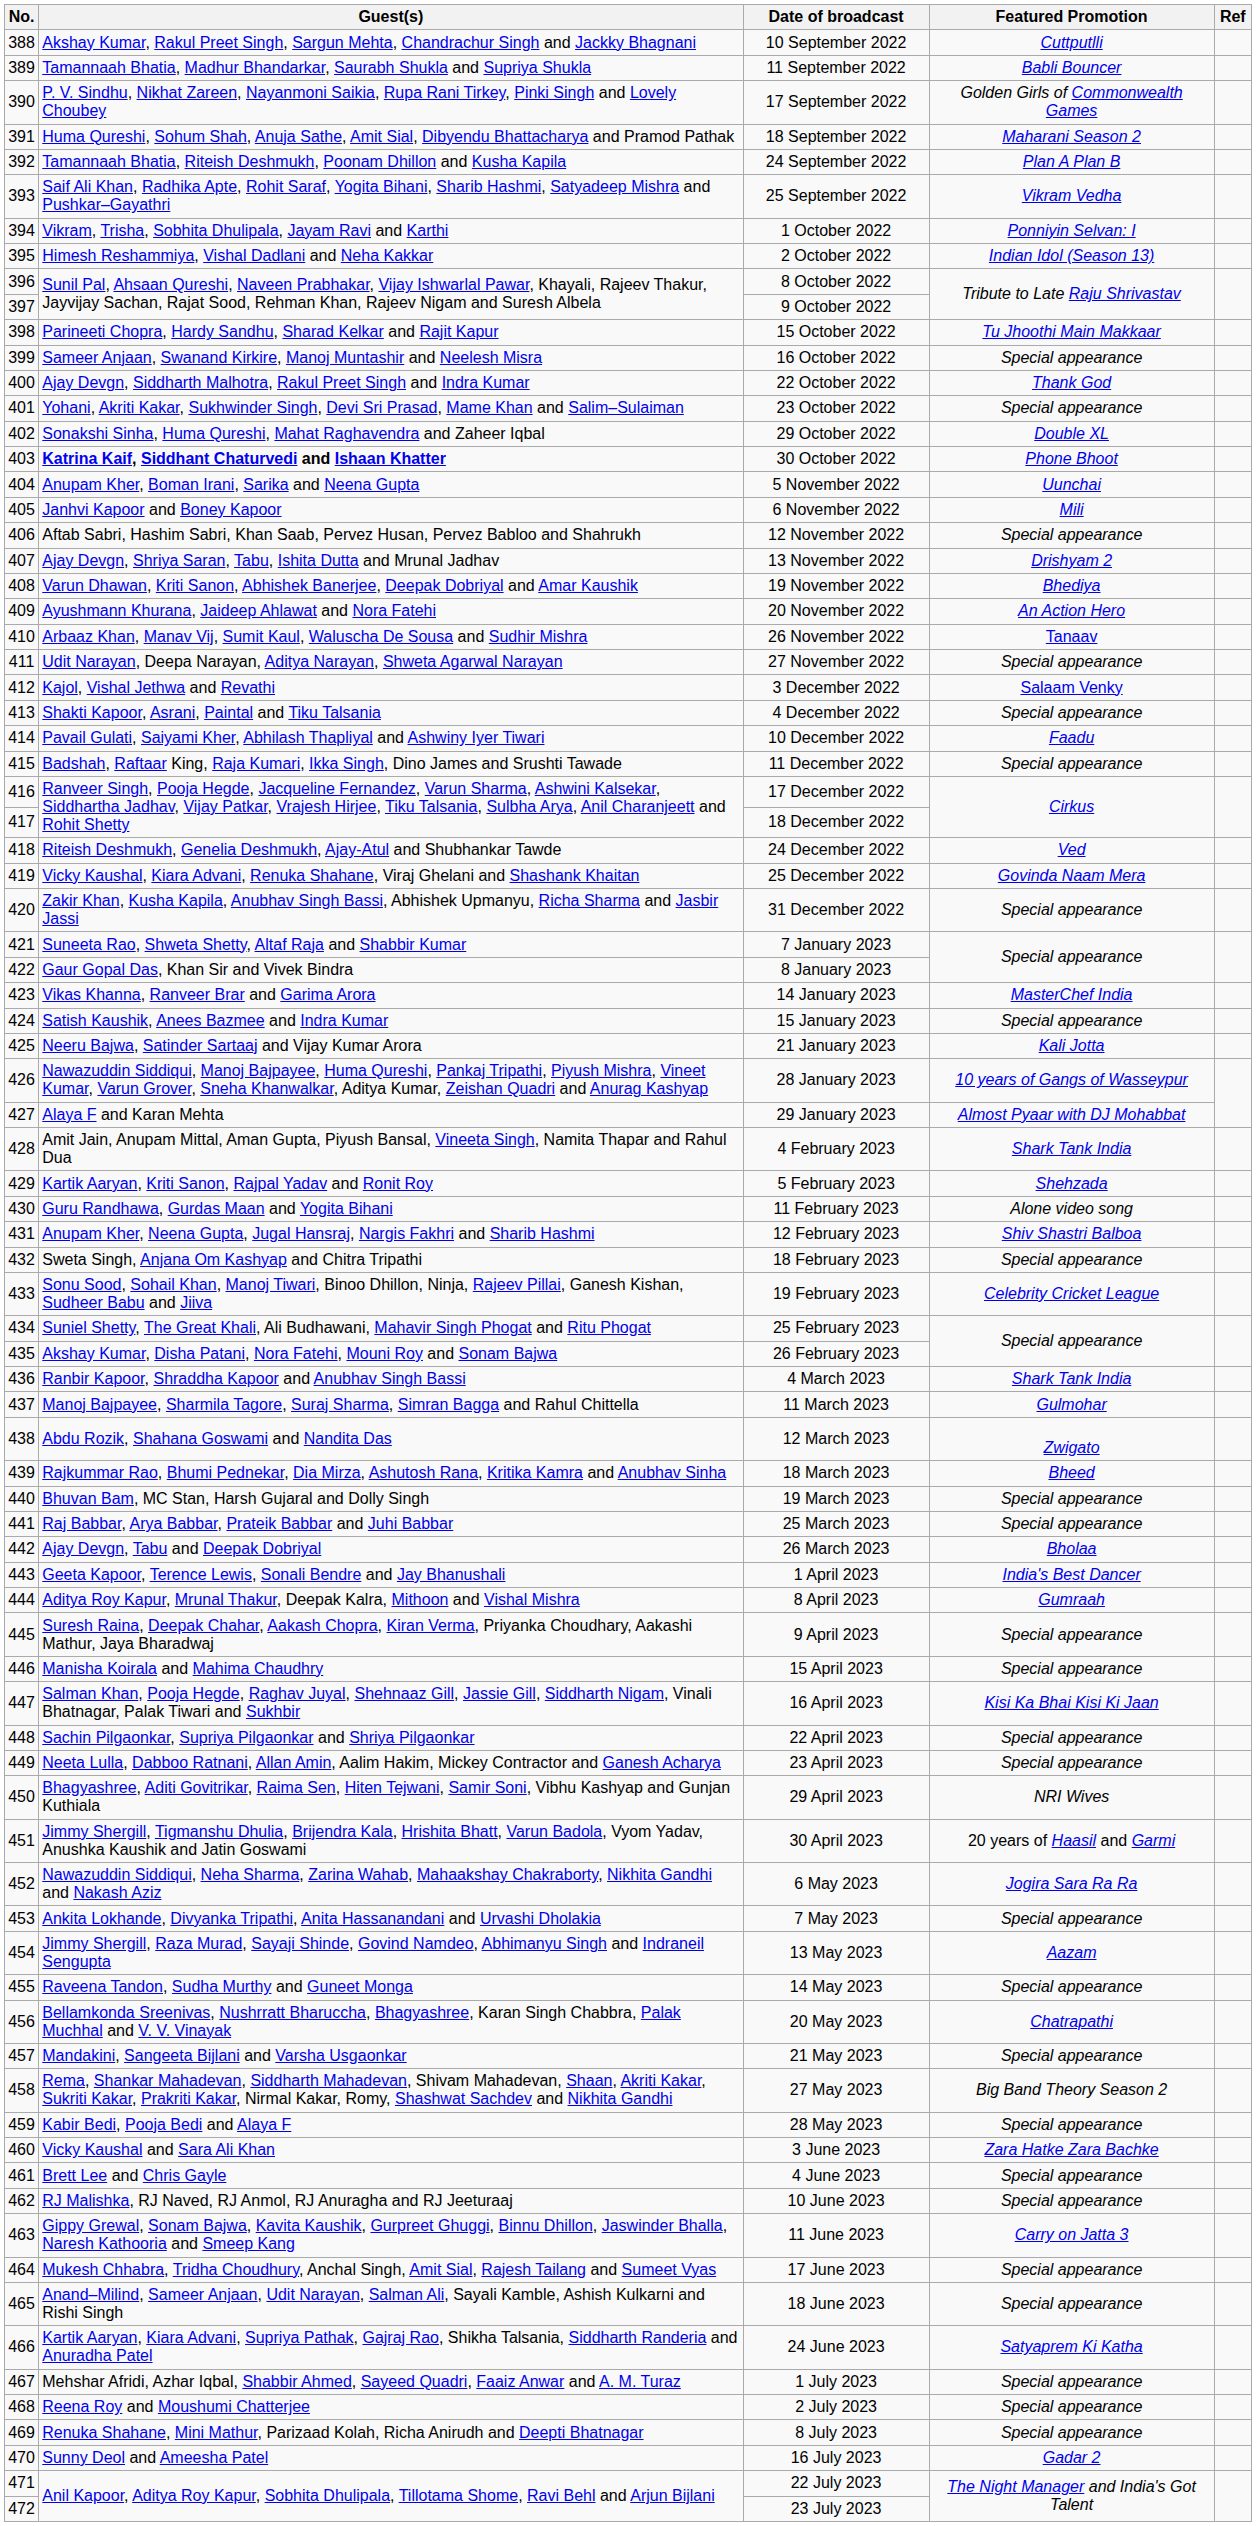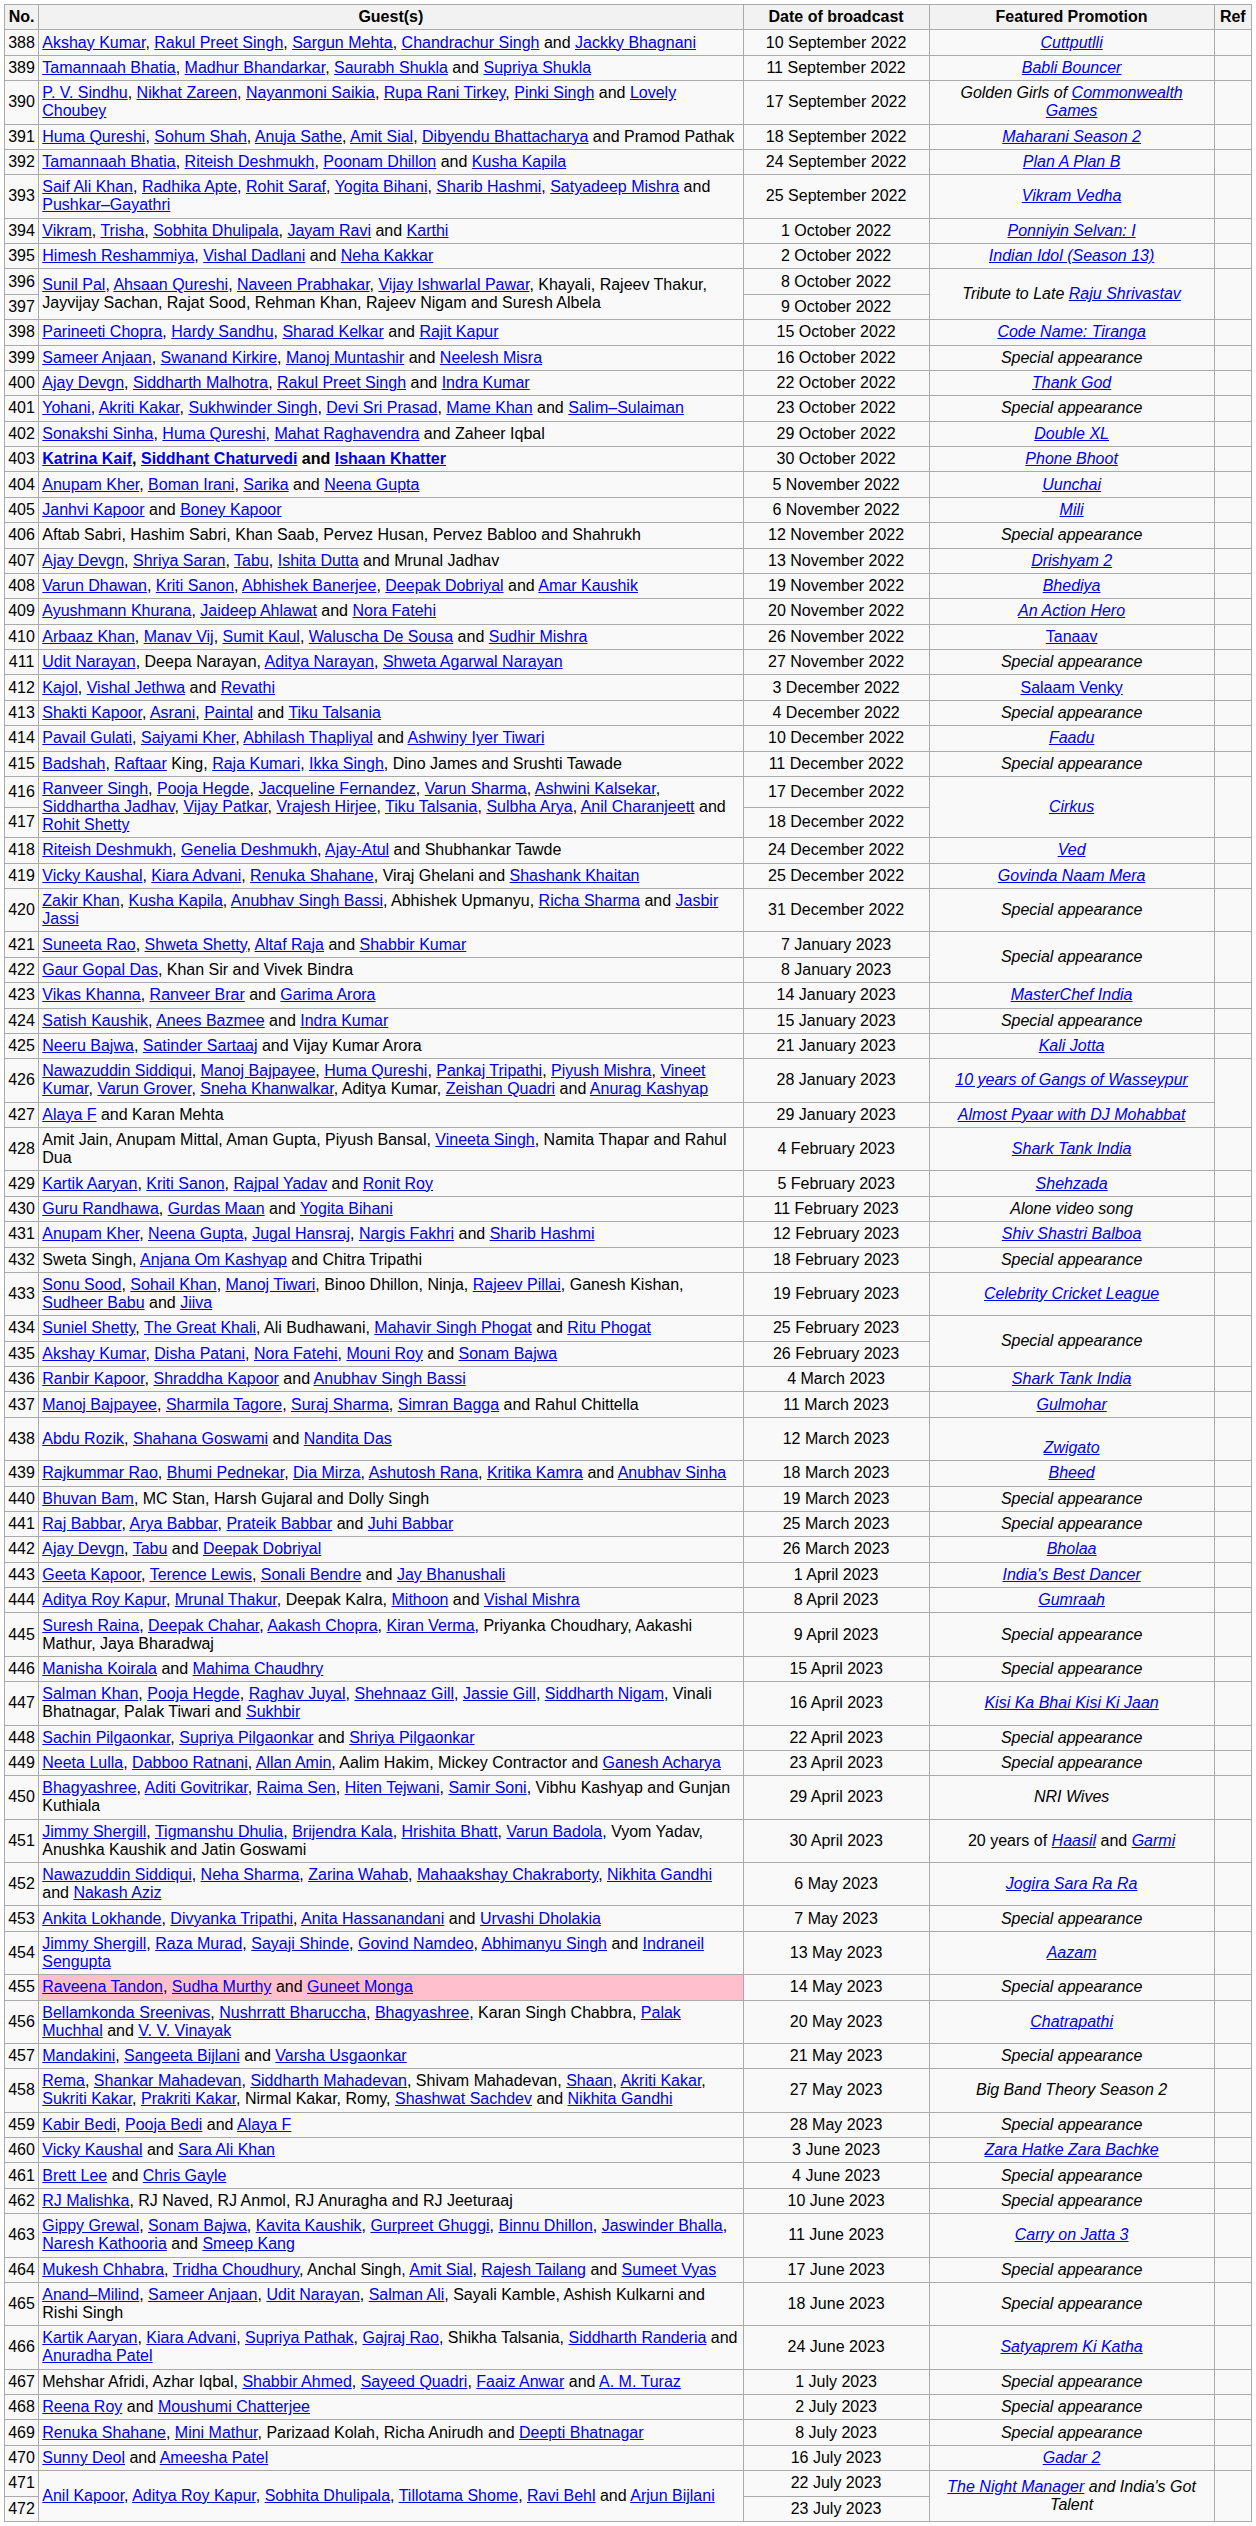(1072, 332) Tu Jhoothi Main Makkaar -> (1072, 332) Code Name: Tiranga
(228, 1987) no background -> (228, 1987) pink background
